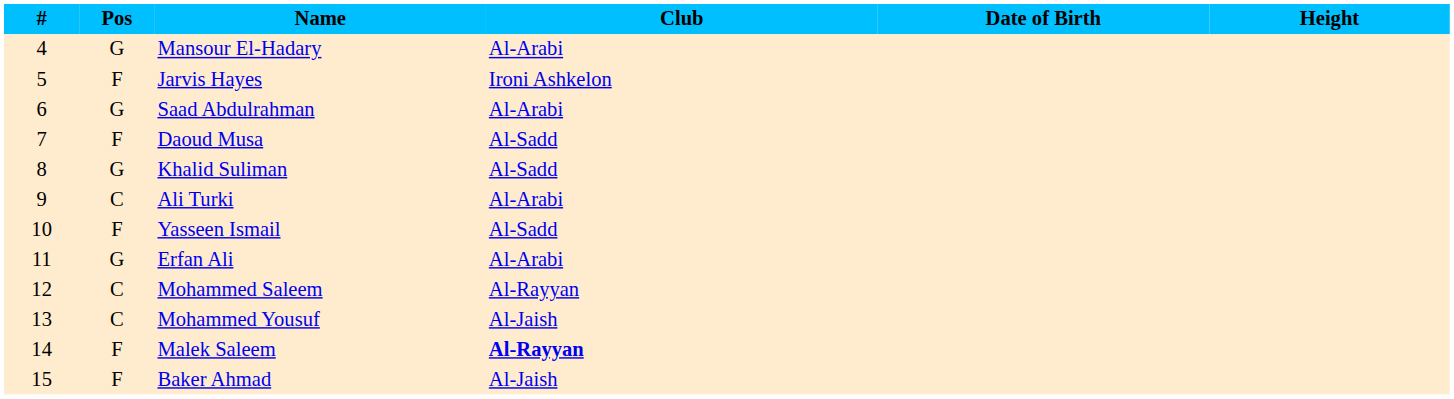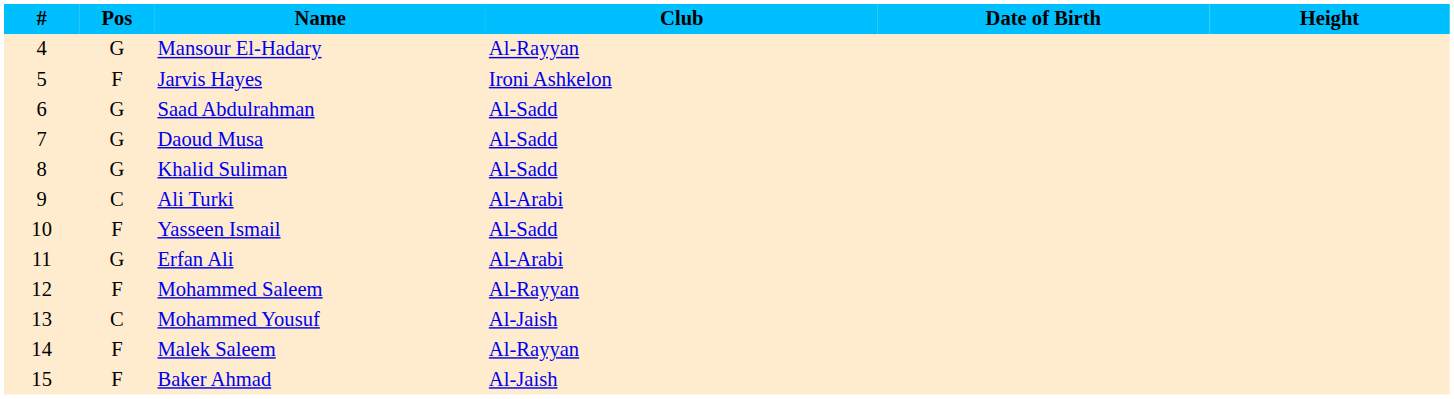(526, 48) Al-Arabi -> (534, 48) Al-Rayyan
(526, 108) Al-Arabi -> (523, 108) Al-Sadd
(117, 138) F -> (117, 138) G
(117, 289) C -> (117, 289) F
(536, 349) bold -> (534, 349) normal
